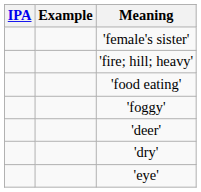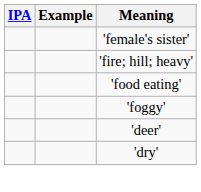- row: (146, 175)
